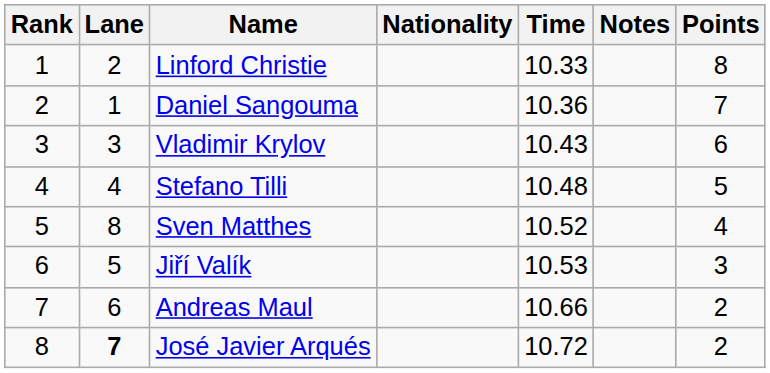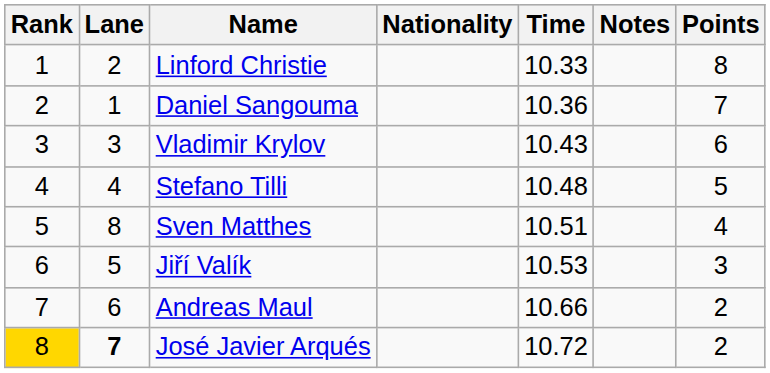(556, 226) 10.52 -> (556, 226) 10.51
(42, 347) no background -> (42, 347) gold background
